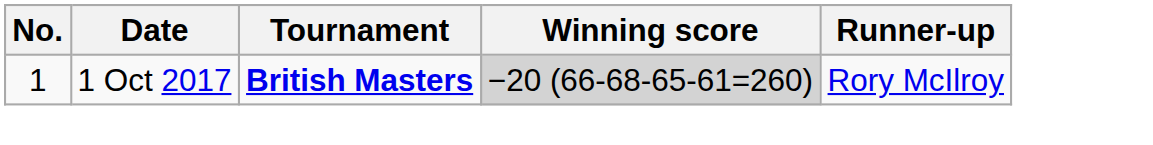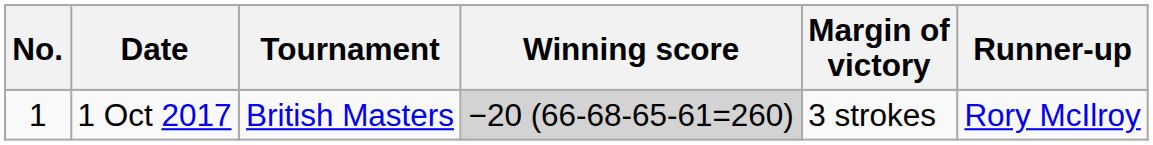+ column: (879, 48)
(360, 80) bold -> (350, 115) normal
